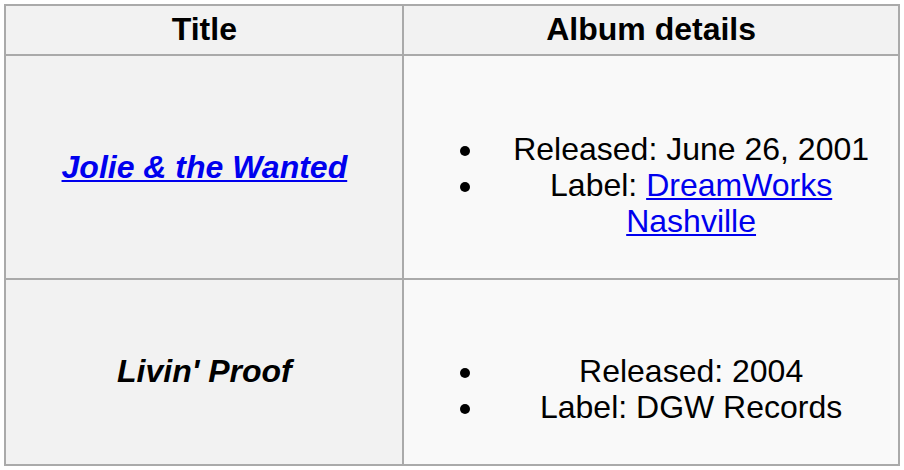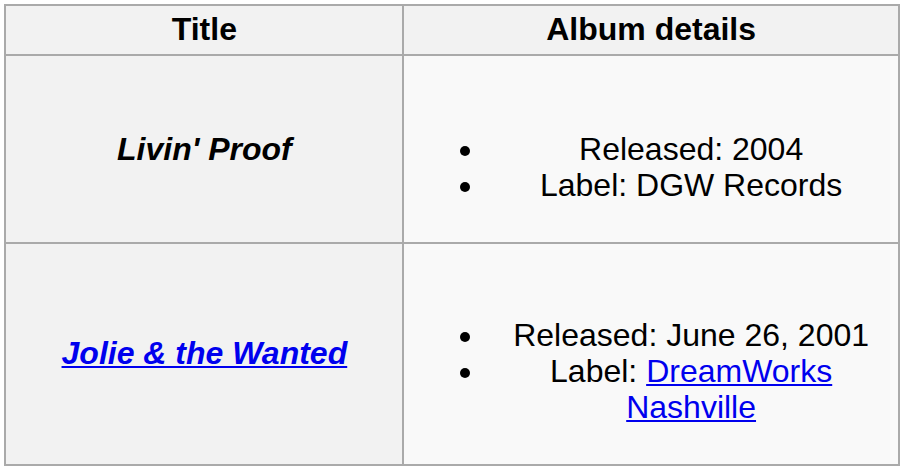rows swapped: (204, 166) <-> (204, 371)
